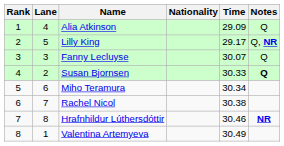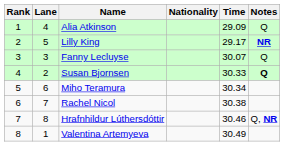(264, 42) Q, NR -> (264, 42) NR
(264, 118) NR -> (264, 118) Q, NR
